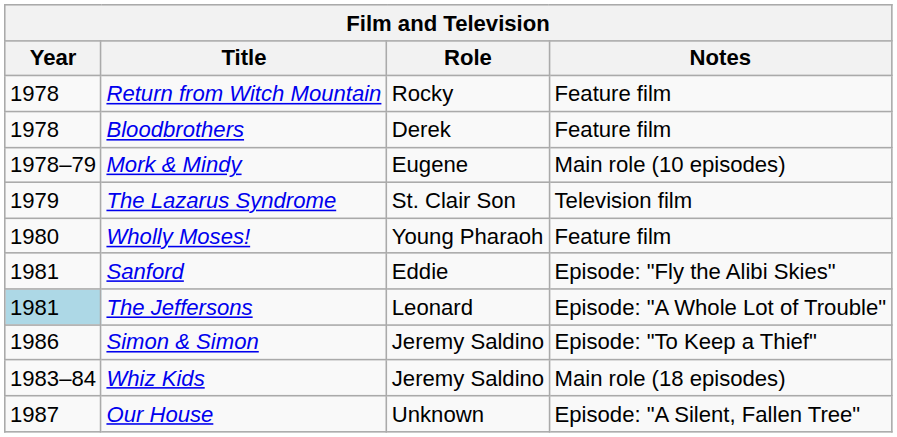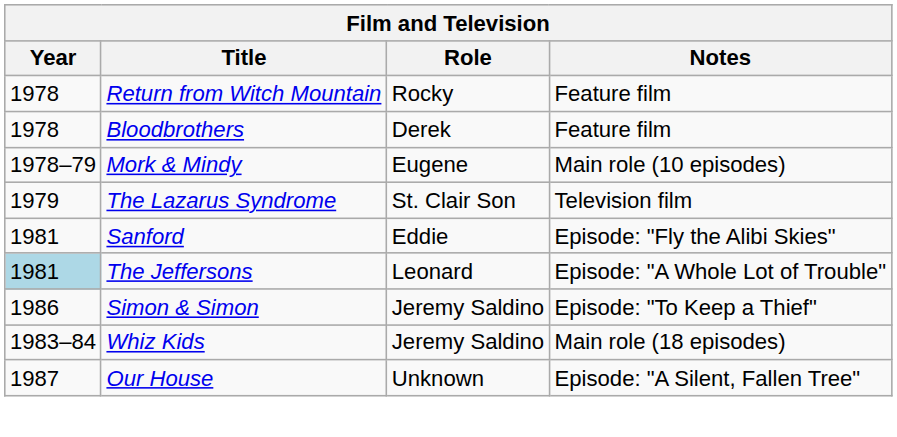- row: (178, 236)
